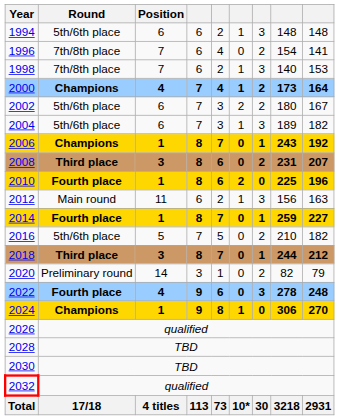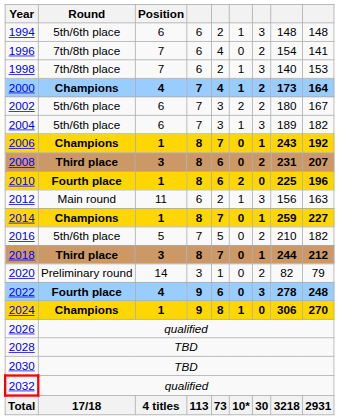(87, 218) Fourth place -> (87, 218) Champions
